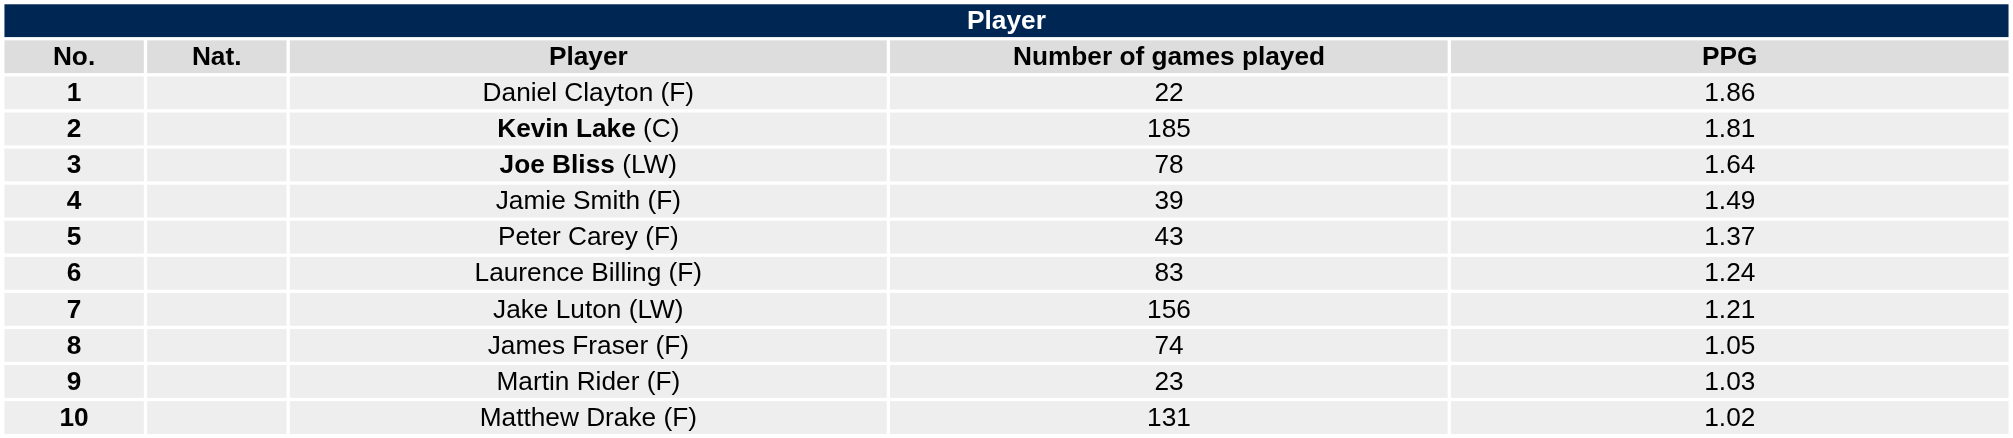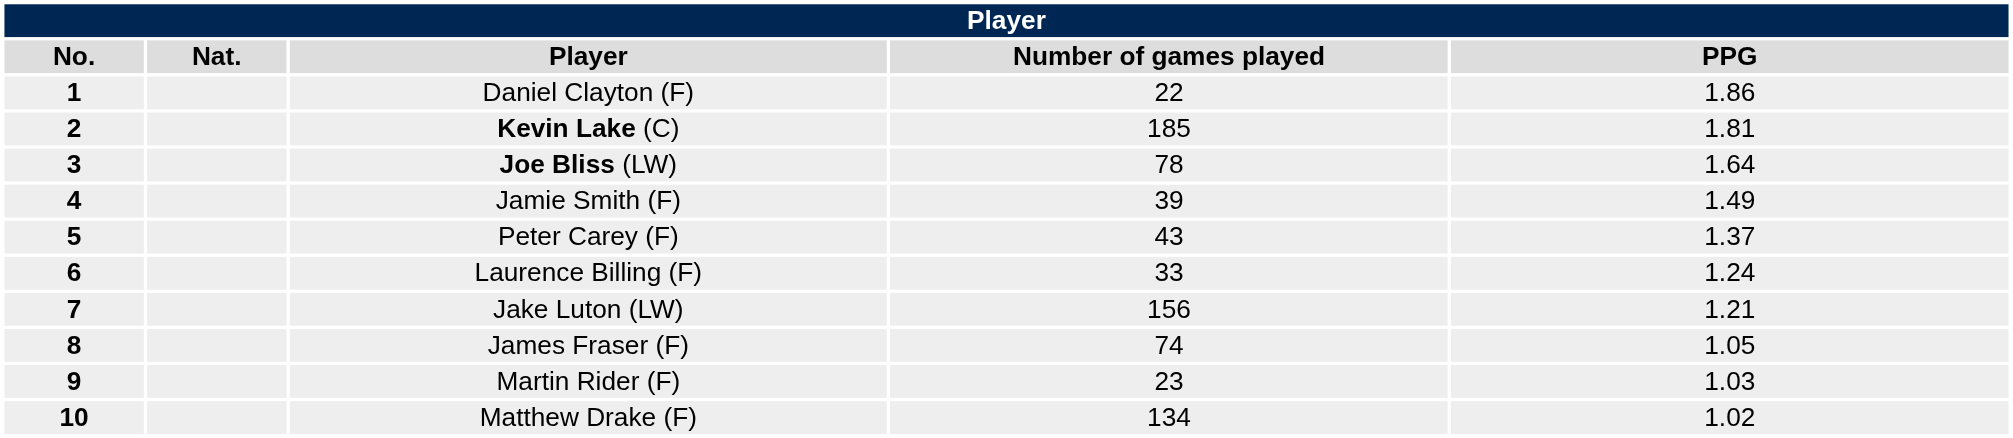(1169, 272) 83 -> (1169, 272) 33
(1169, 417) 131 -> (1169, 417) 134
